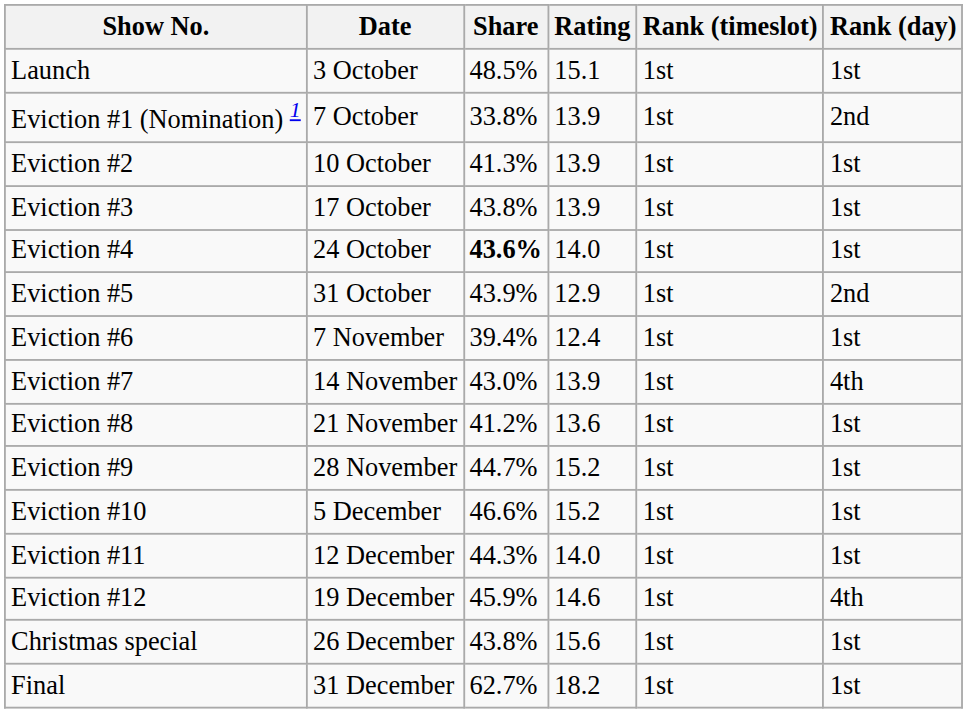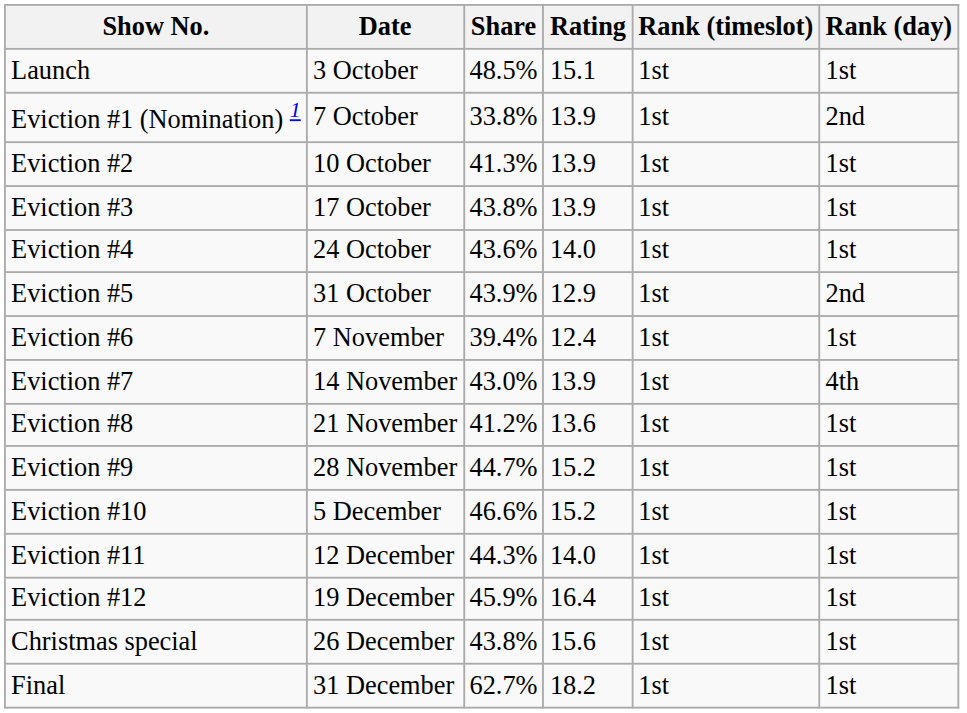(506, 250) bold -> (504, 250) normal
(577, 598) 14.6 -> (573, 598) 16.4
(847, 598) 4th -> (841, 598) 1st
